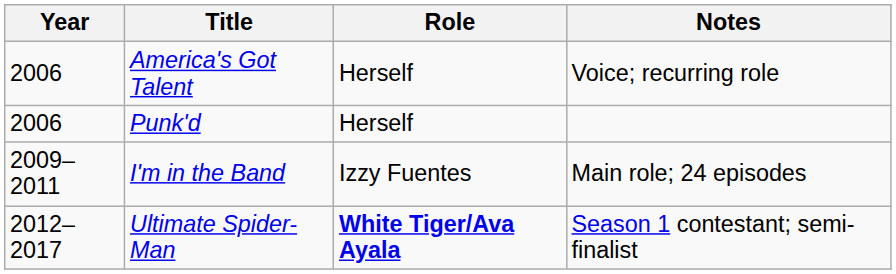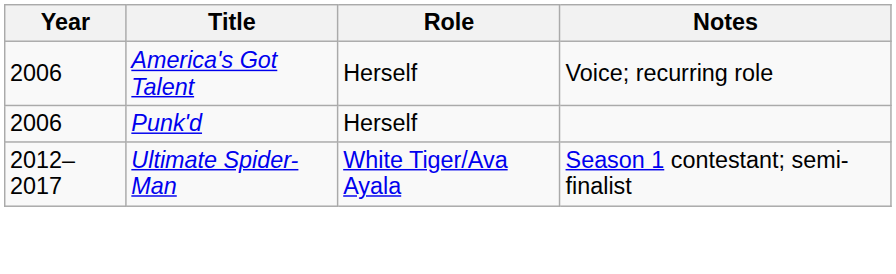- row: (208, 173)
(427, 236) bold -> (425, 173) normal
